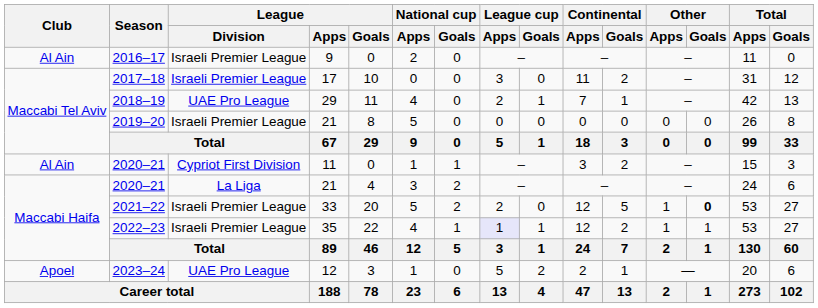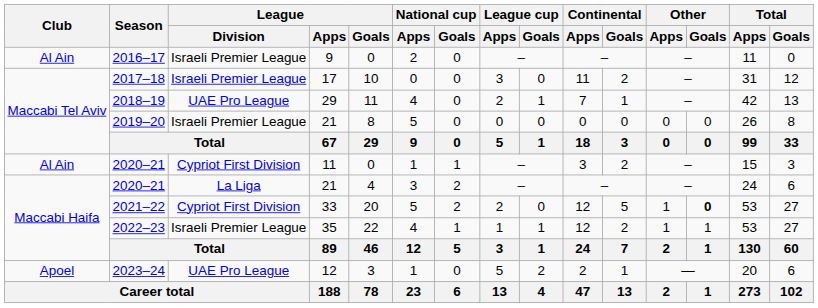(239, 206) Israeli Premier League -> (239, 206) Cypriot First Division
(499, 228) lavender background -> (499, 228) no background
